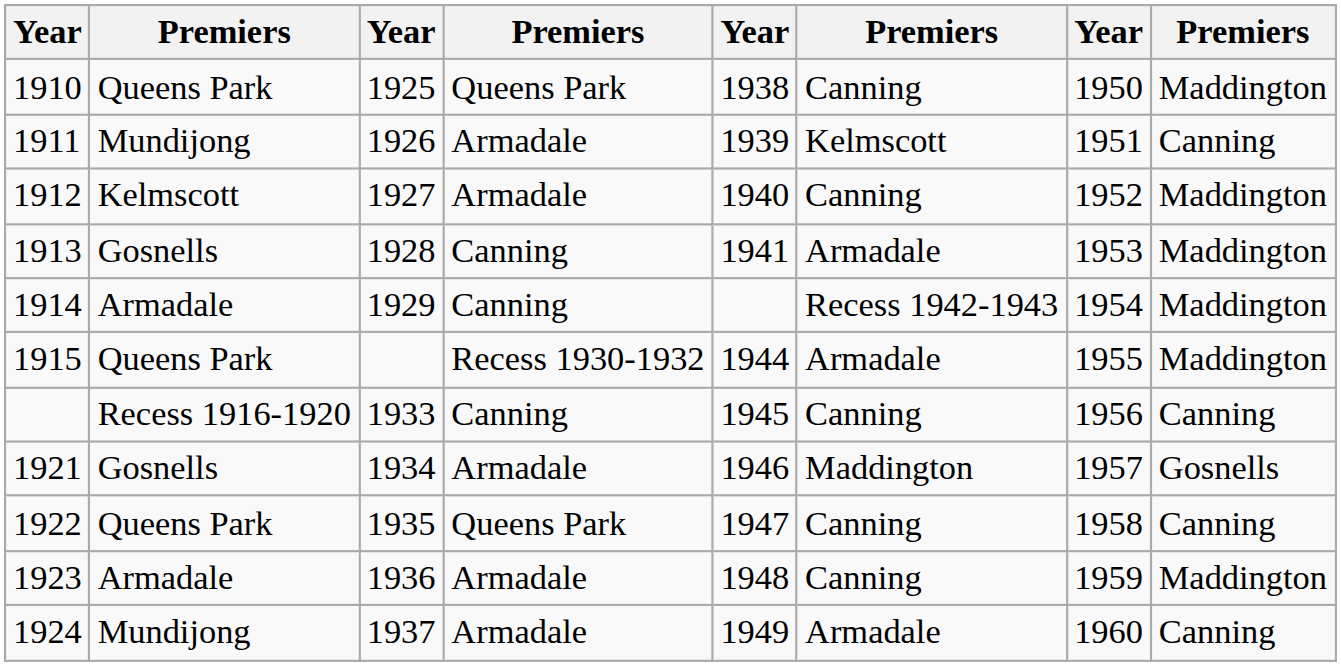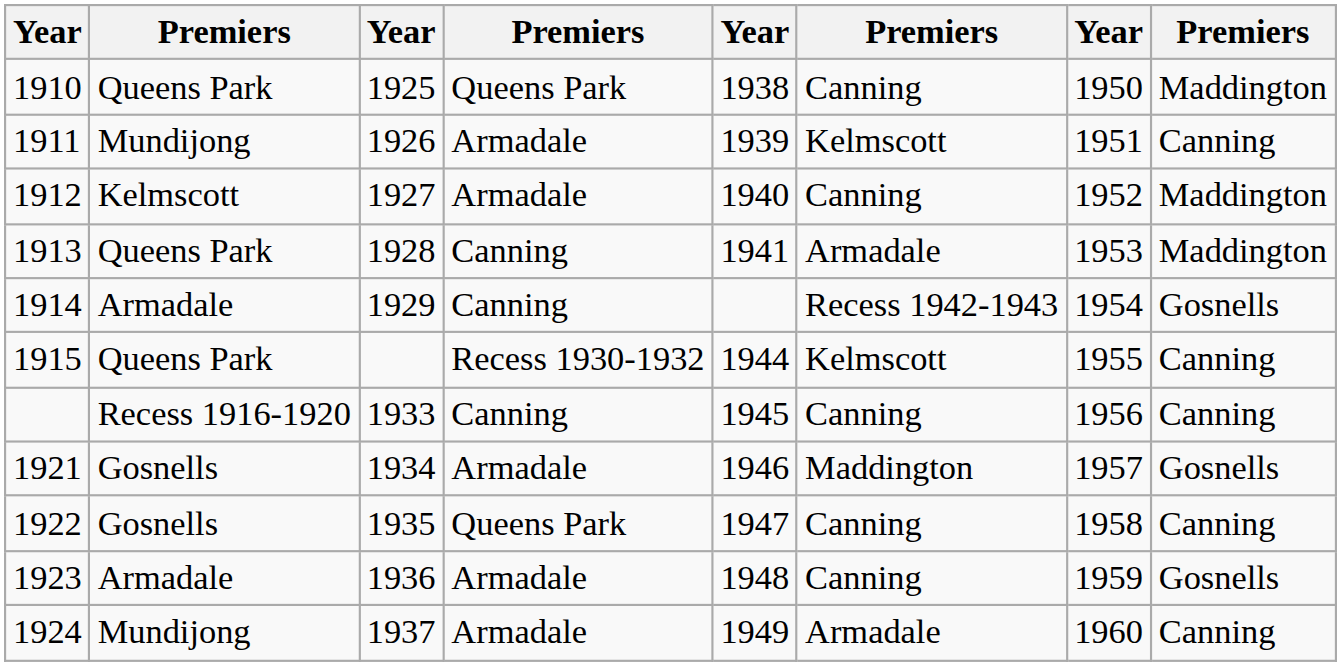(158, 250) Gosnells -> (185, 250) Queens Park
(1243, 304) Maddington -> (1219, 304) Gosnells
(873, 359) Armadale -> (876, 359) Kelmscott
(1243, 359) Maddington -> (1217, 359) Canning
(185, 522) Queens Park -> (158, 522) Gosnells
(1243, 577) Maddington -> (1219, 577) Gosnells
